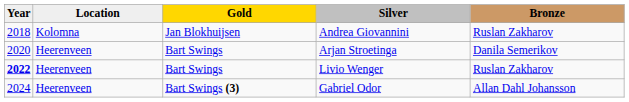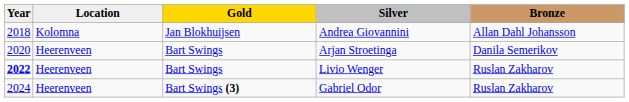(513, 32) Ruslan Zakharov -> (524, 32) Allan Dahl Johansson
(524, 87) Allan Dahl Johansson -> (513, 87) Ruslan Zakharov
